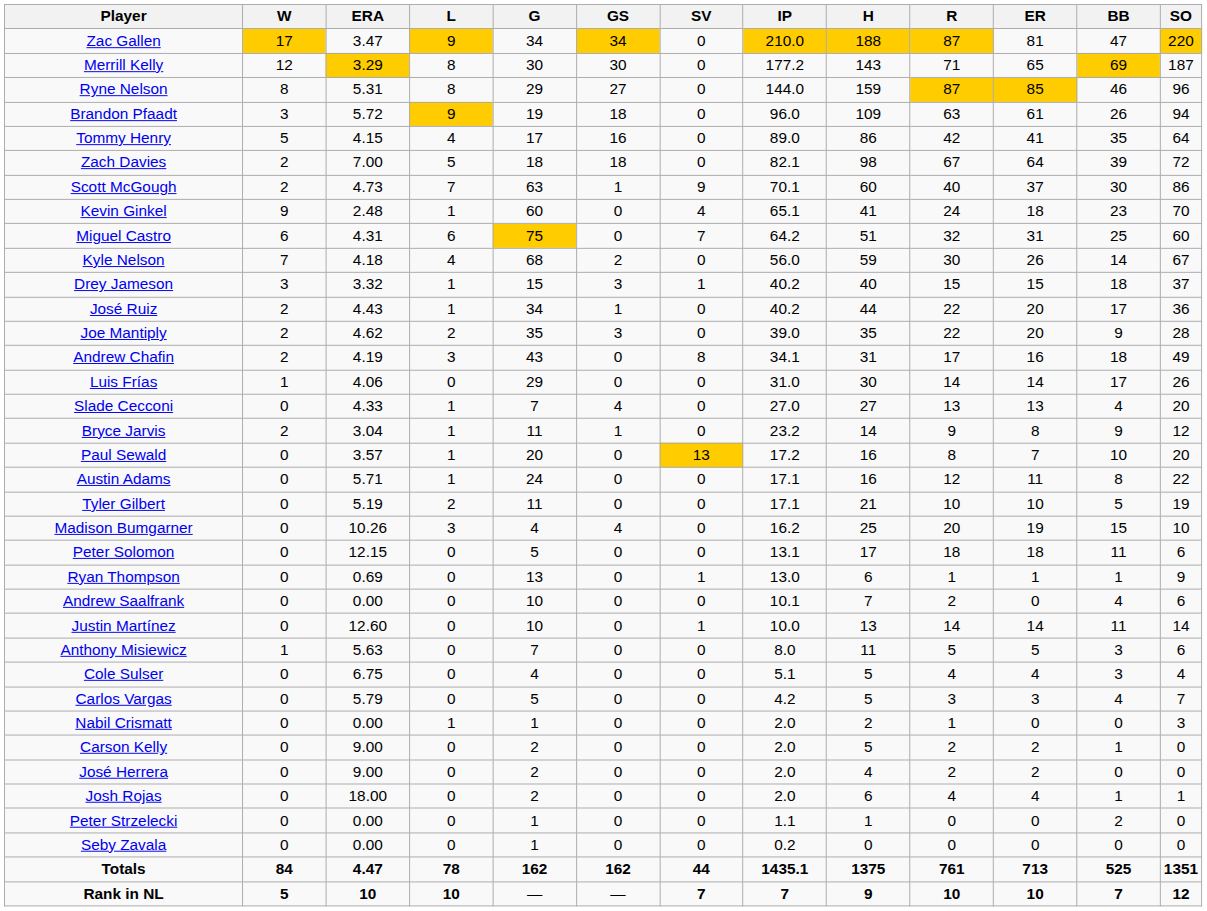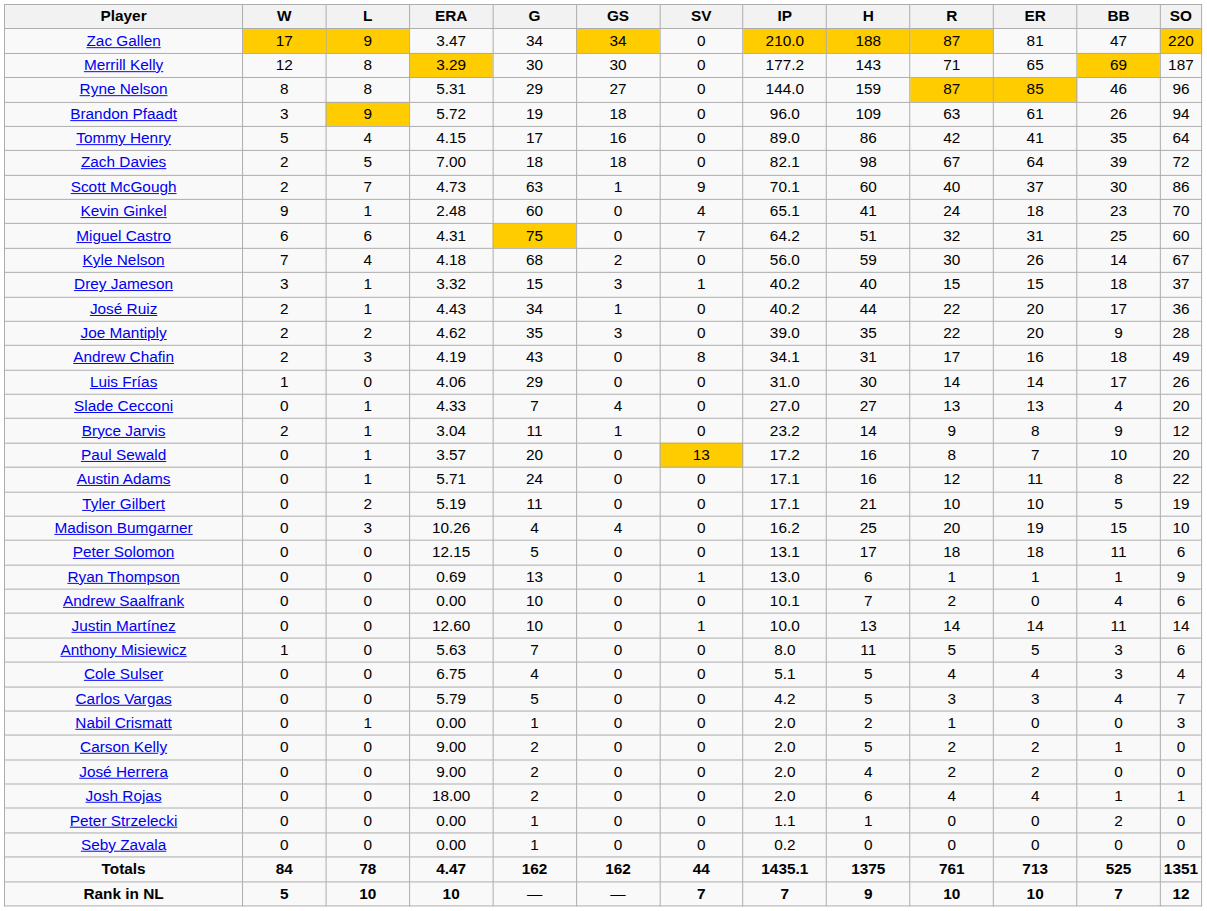columns swapped: (451, 16) <-> (368, 16)
